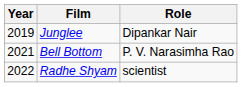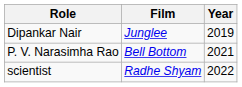columns swapped: (21, 14) <-> (178, 14)
